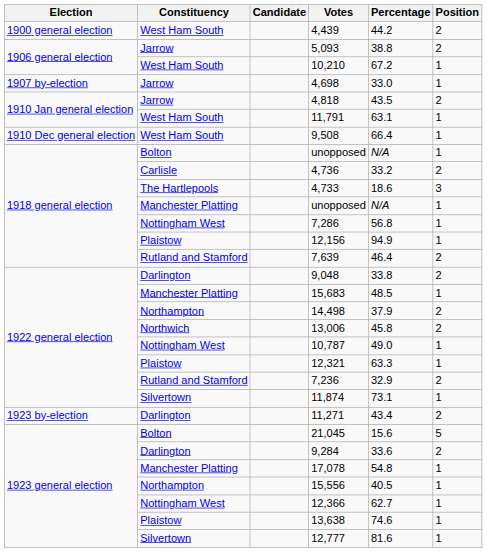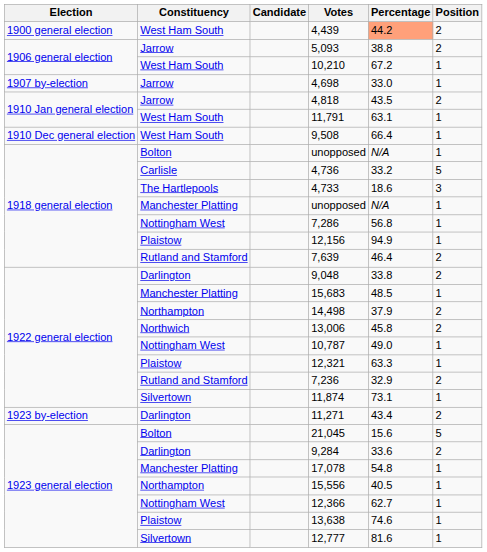(382, 30) no background -> (382, 30) lightsalmon background
(439, 170) 2 -> (439, 170) 5
